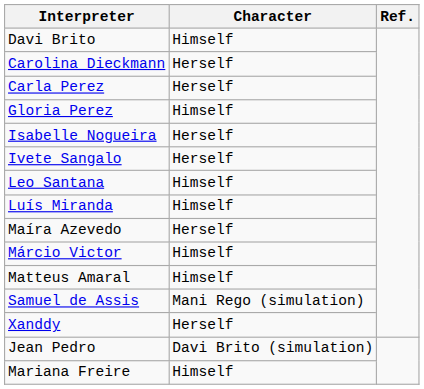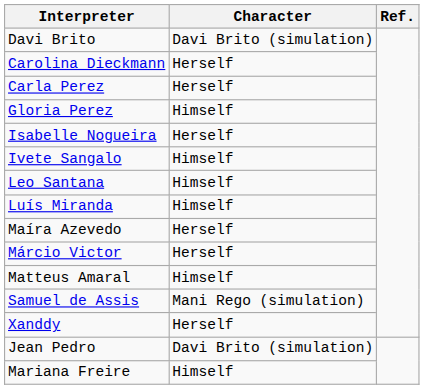(203, 40) Himself -> (273, 40) Davi Brito (simulation)
(203, 159) Herself -> (203, 159) Himself
(203, 254) Himself -> (203, 254) Herself
